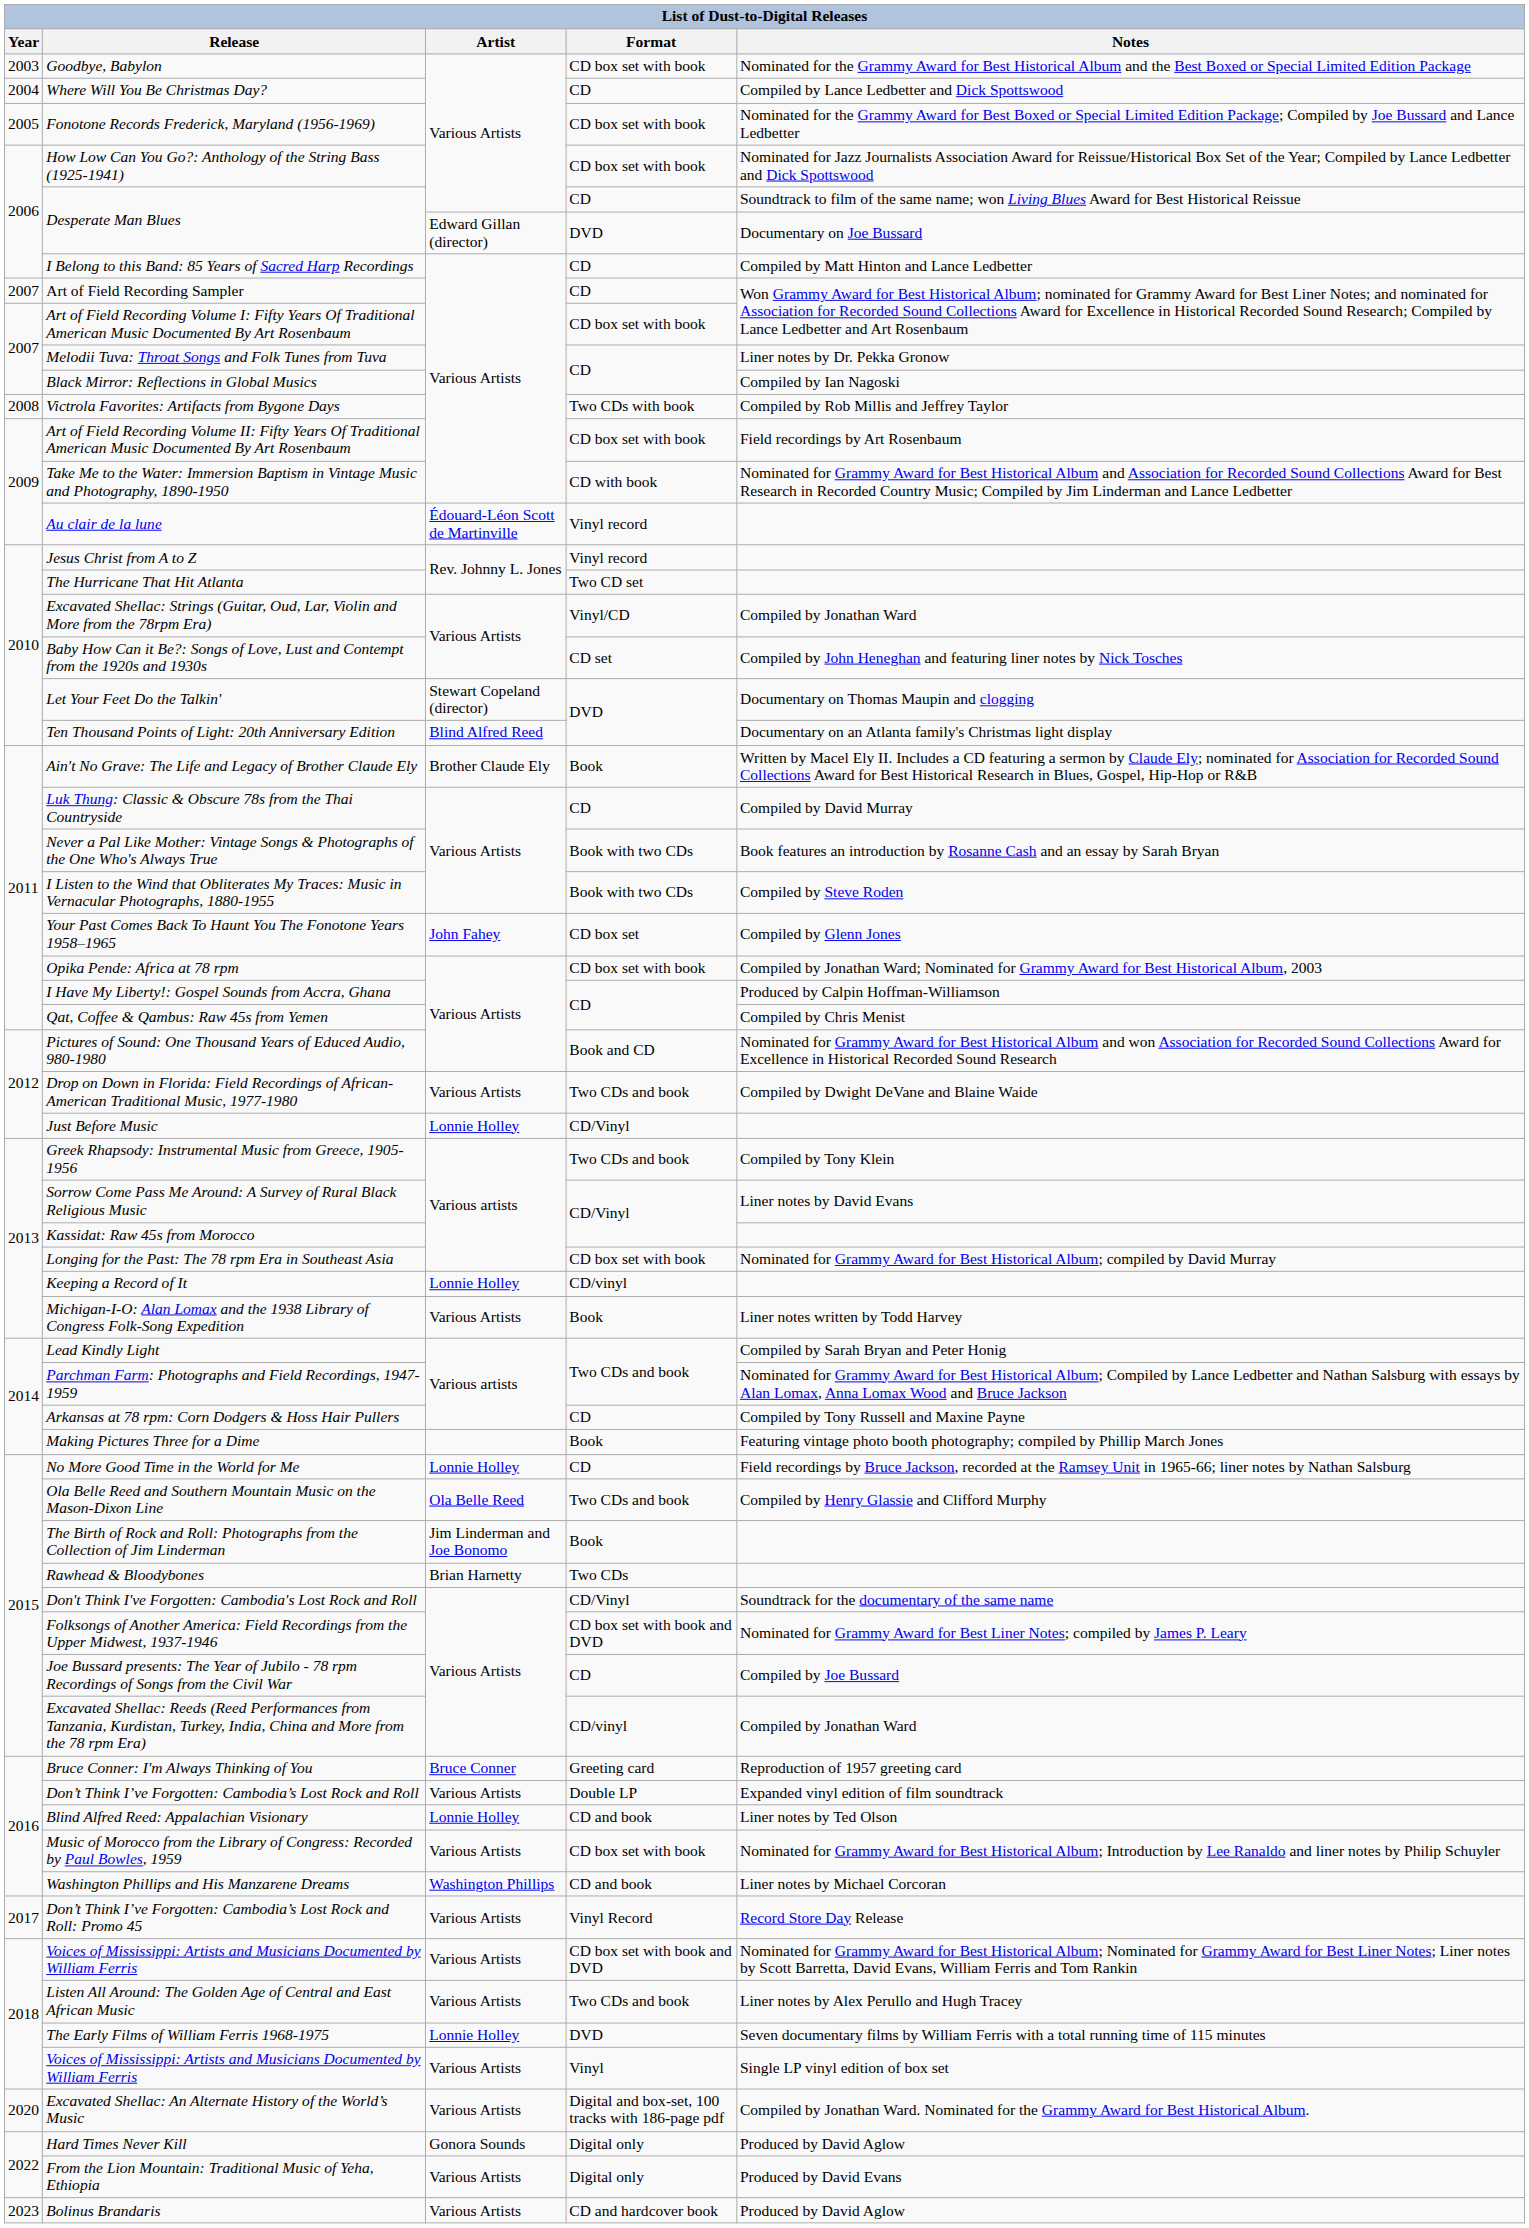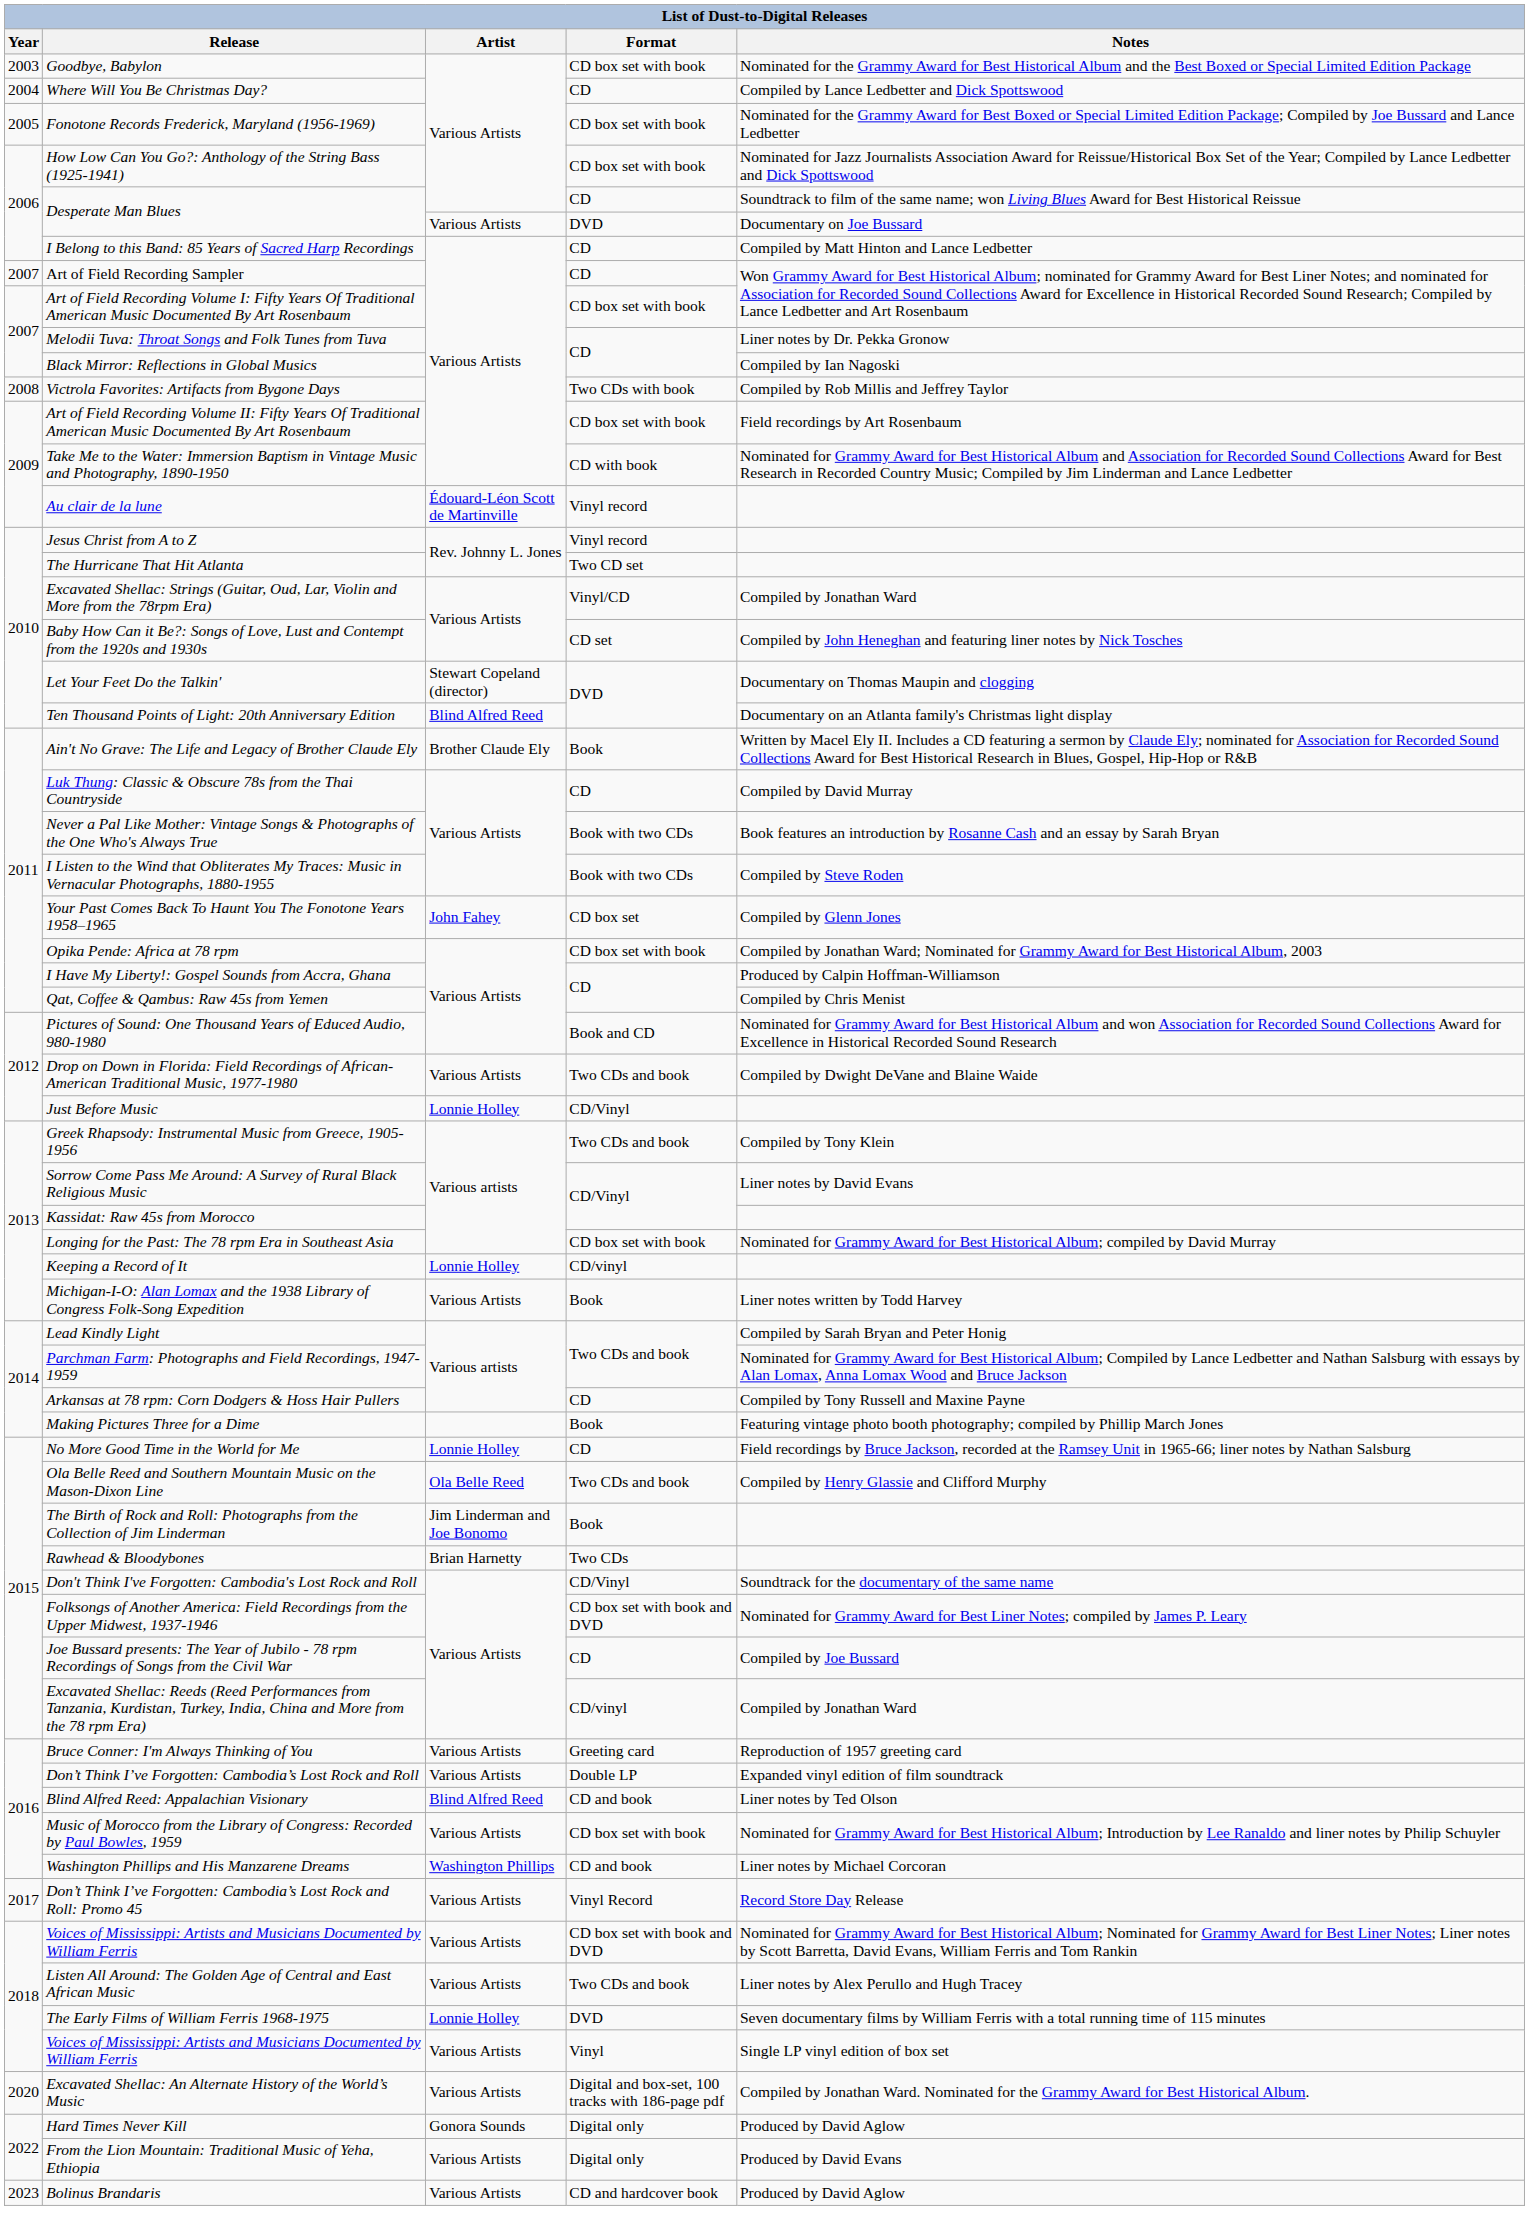(475, 232) Edward Gillan (director) -> (475, 224) Various Artists
(473, 1768) Bruce Conner -> (475, 1750) Various Artists
(474, 1817) Lonnie Holley -> (486, 1799) Blind Alfred Reed
